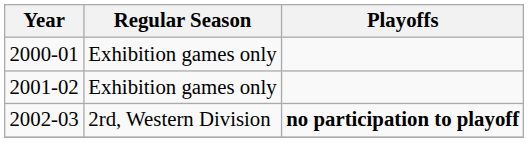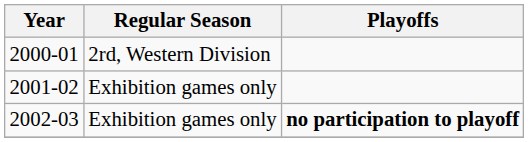(183, 53) Exhibition games only -> (179, 53) 2rd, Western Division
(179, 119) 2rd, Western Division -> (183, 119) Exhibition games only
